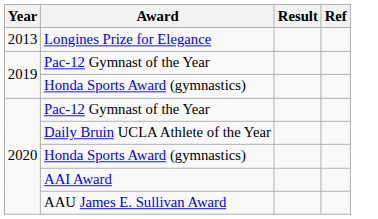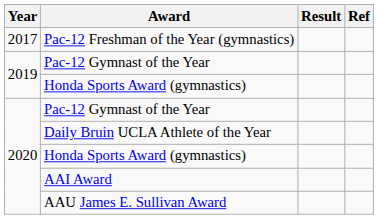- row: (23, 39)
+ row: (23, 39)
